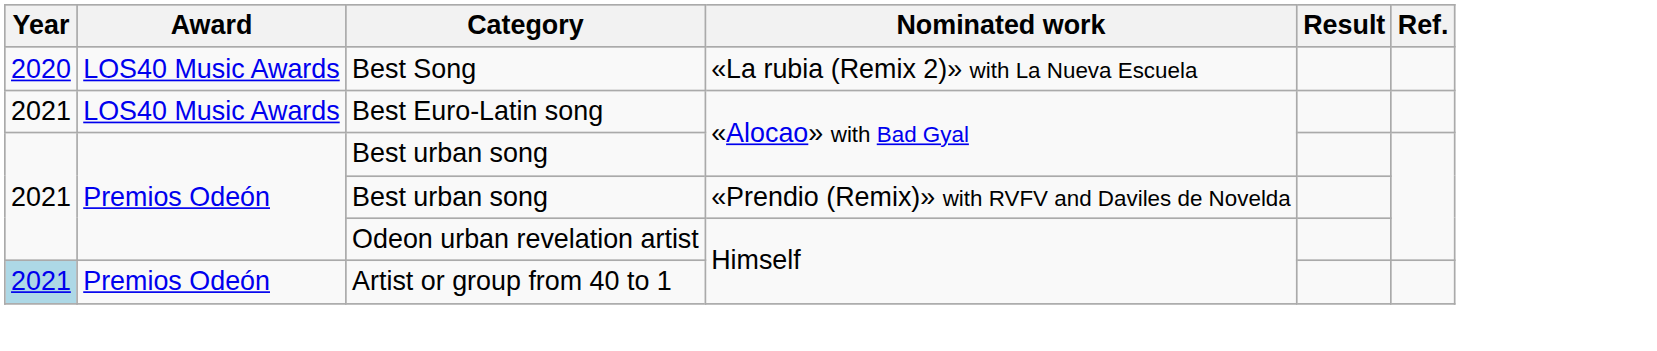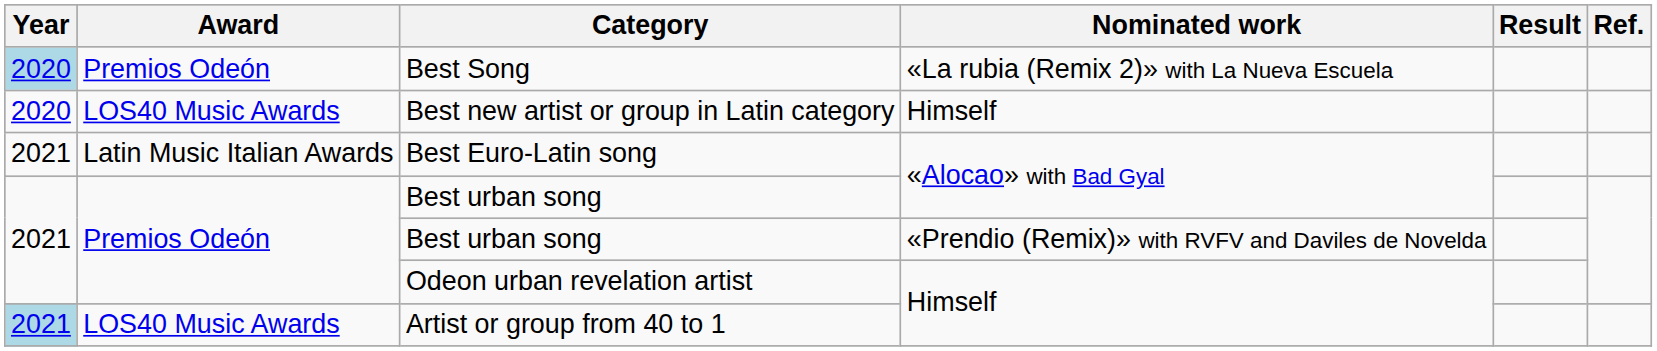(41, 68) no background -> (41, 68) lightblue background
(211, 68) LOS40 Music Awards -> (177, 68) Premios Odeón
+ row: (650, 111)
(211, 111) LOS40 Music Awards -> (238, 153) Latin Music Italian Awards
(177, 281) Premios Odeón -> (211, 324) LOS40 Music Awards
